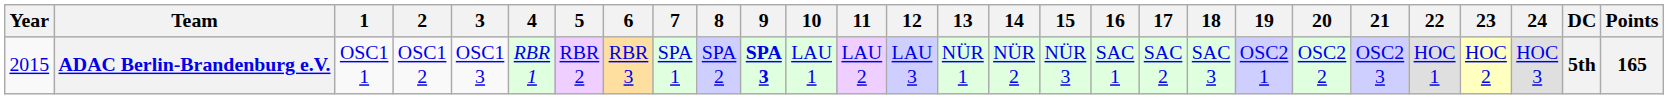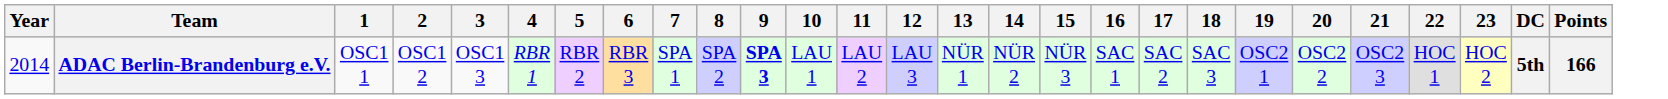- column: (1537, 20)
(29, 64) 2015 -> (29, 64) 2014
(1632, 64) 165 -> (1581, 64) 166
